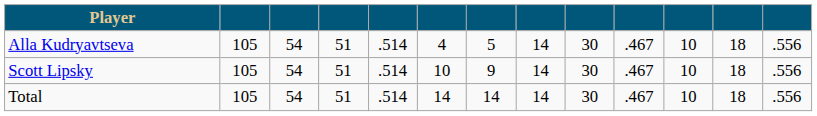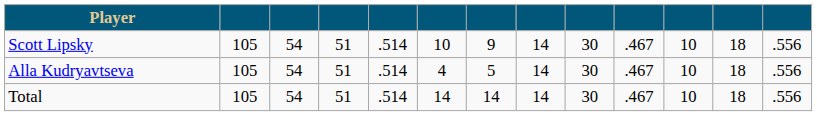rows swapped: (71, 44) <-> (51, 70)
